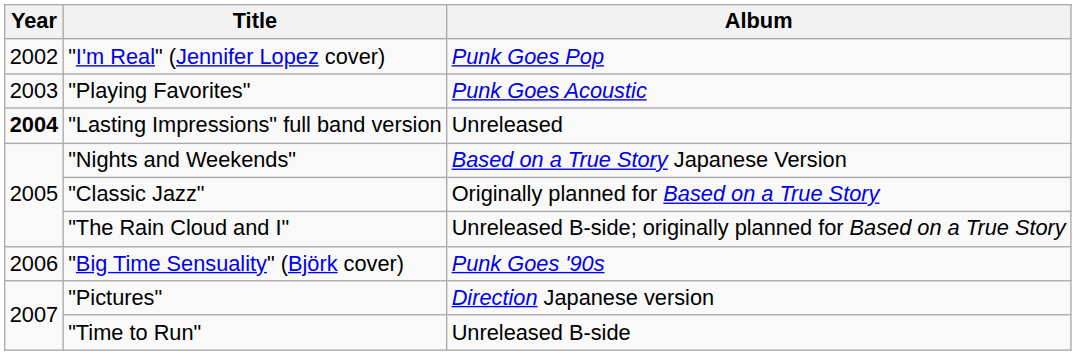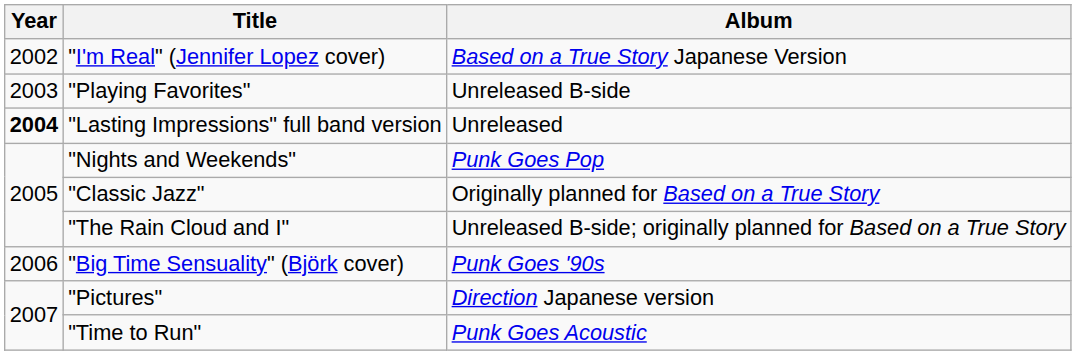(528, 56) Punk Goes Pop -> (649, 56) Based on a True Story Japanese Version
(549, 90) Punk Goes Acoustic -> (541, 90) Unreleased B-side
(649, 159) Based on a True Story Japanese Version -> (528, 159) Punk Goes Pop
(541, 332) Unreleased B-side -> (549, 332) Punk Goes Acoustic
